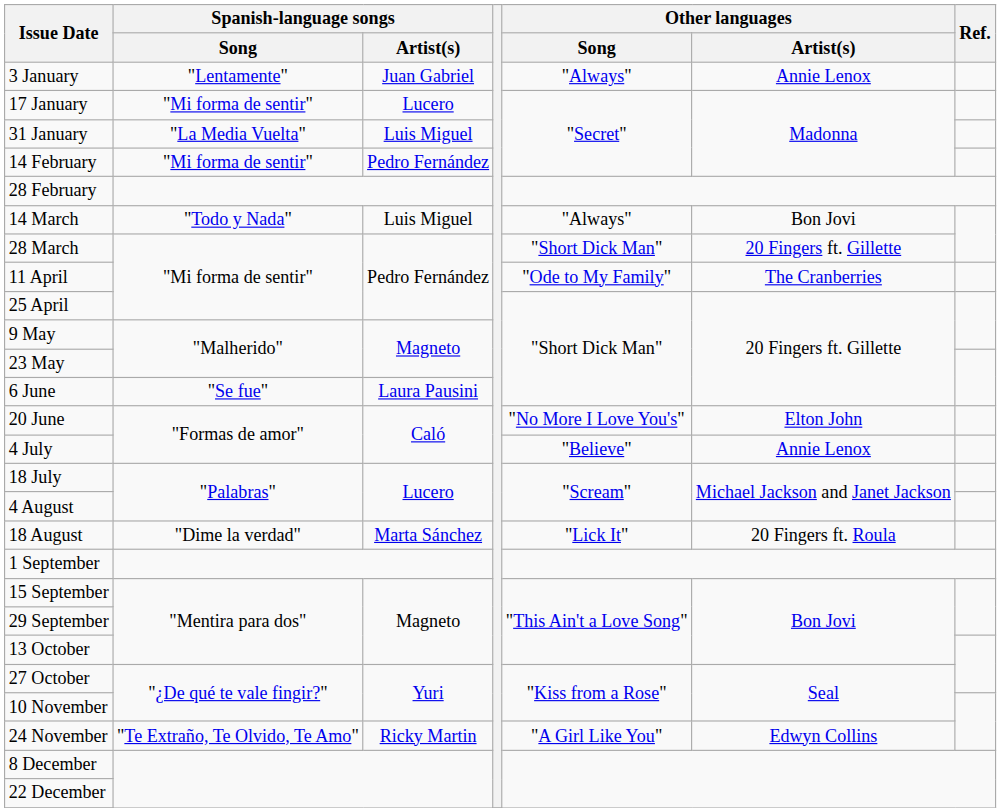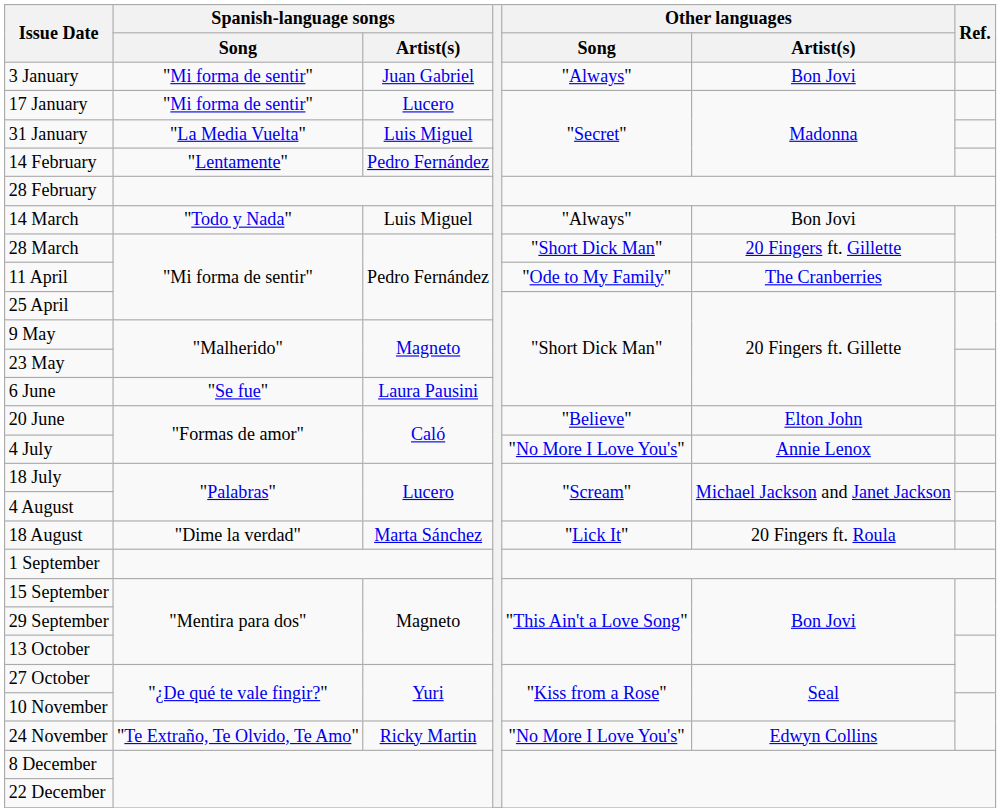(238, 76) "Lentamente" -> (238, 76) "Mi forma de sentir"
(823, 76) Annie Lenox -> (823, 76) Bon Jovi
(238, 162) "Mi forma de sentir" -> (238, 162) "Lentamente"
(597, 420) "No More I Love You's" -> (597, 420) "Believe"
(597, 448) "Believe" -> (597, 448) "No More I Love You's"
(597, 735) "A Girl Like You" -> (597, 735) "No More I Love You's"
